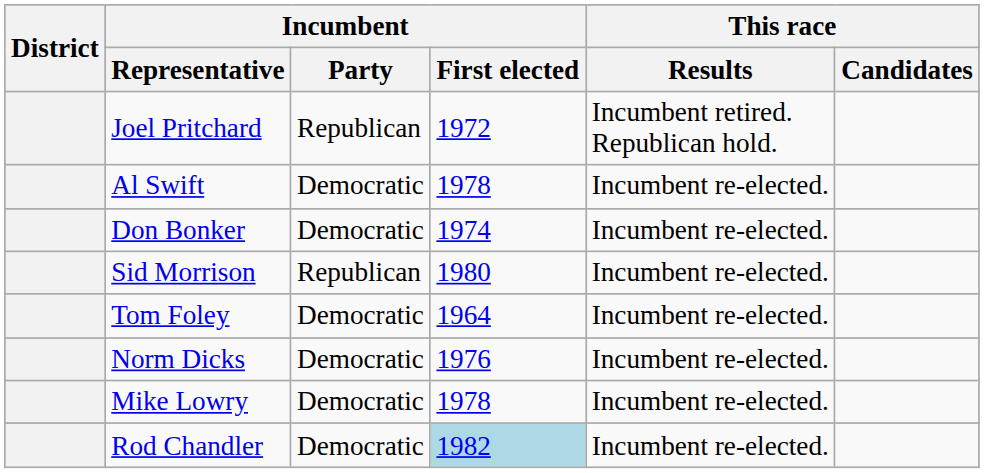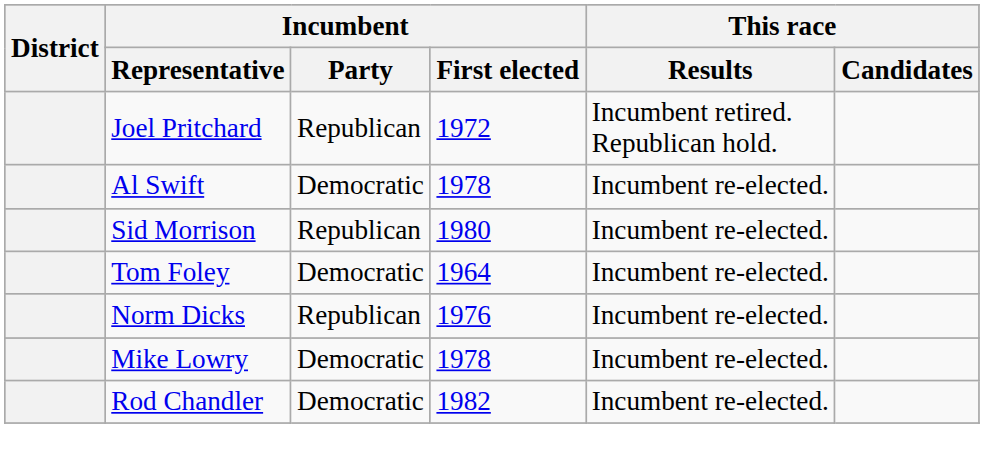- row: (178, 229)
(360, 358) Democratic -> (359, 315) Republican
(464, 444) lightblue background -> (464, 401) no background
